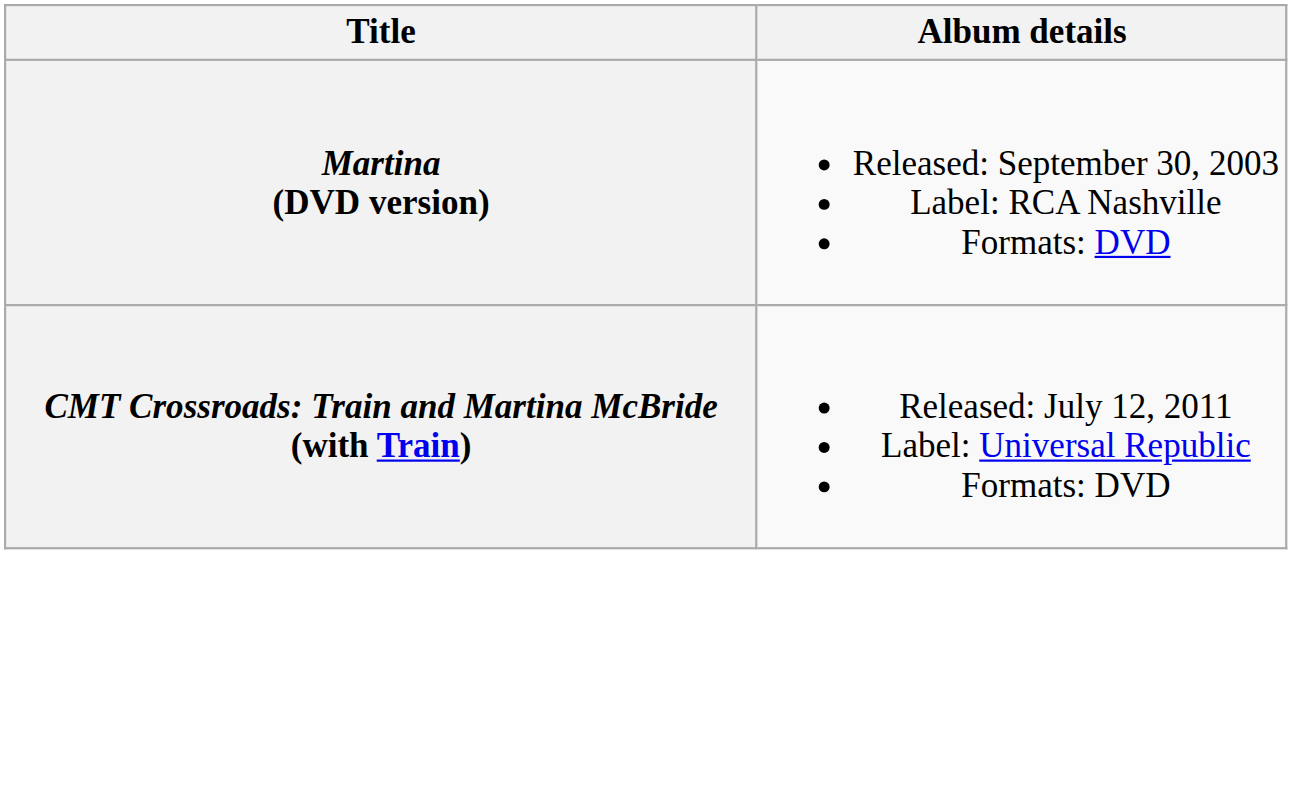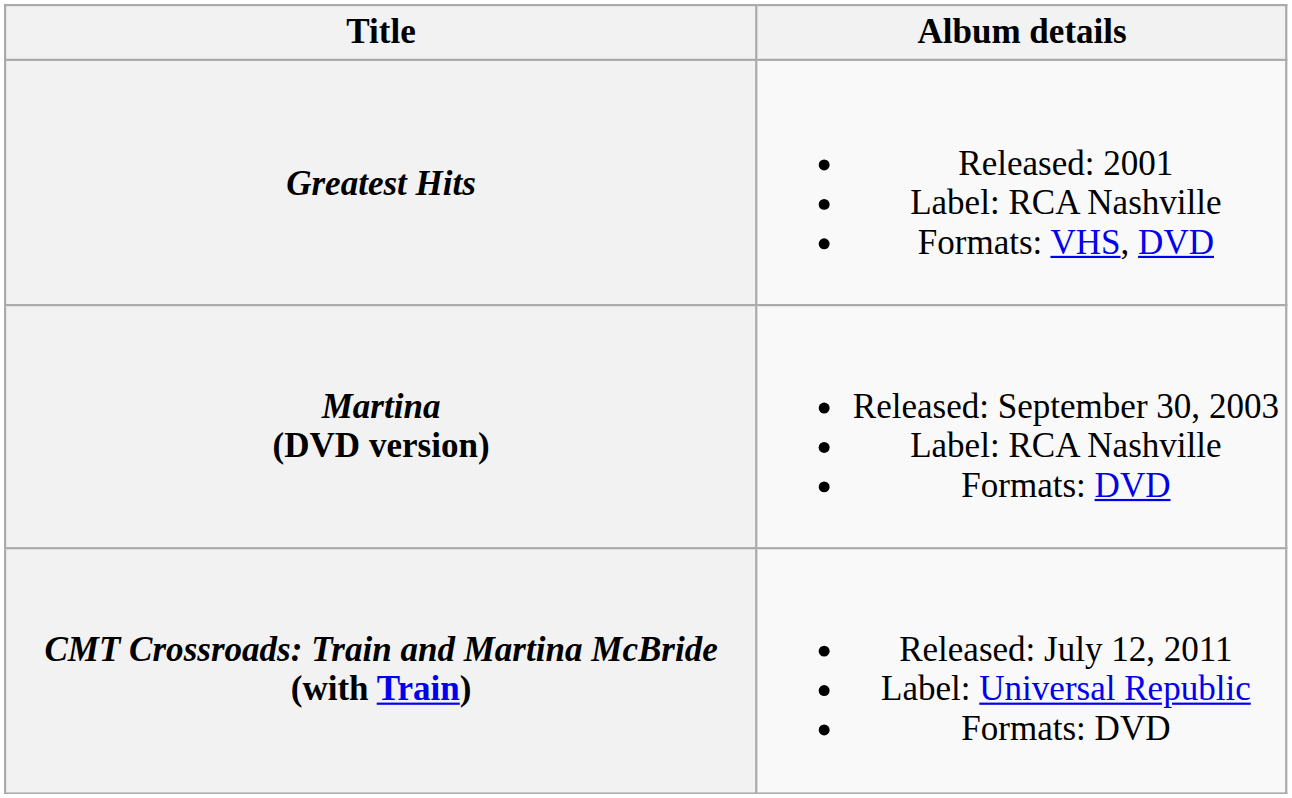+ row: (381, 182)
